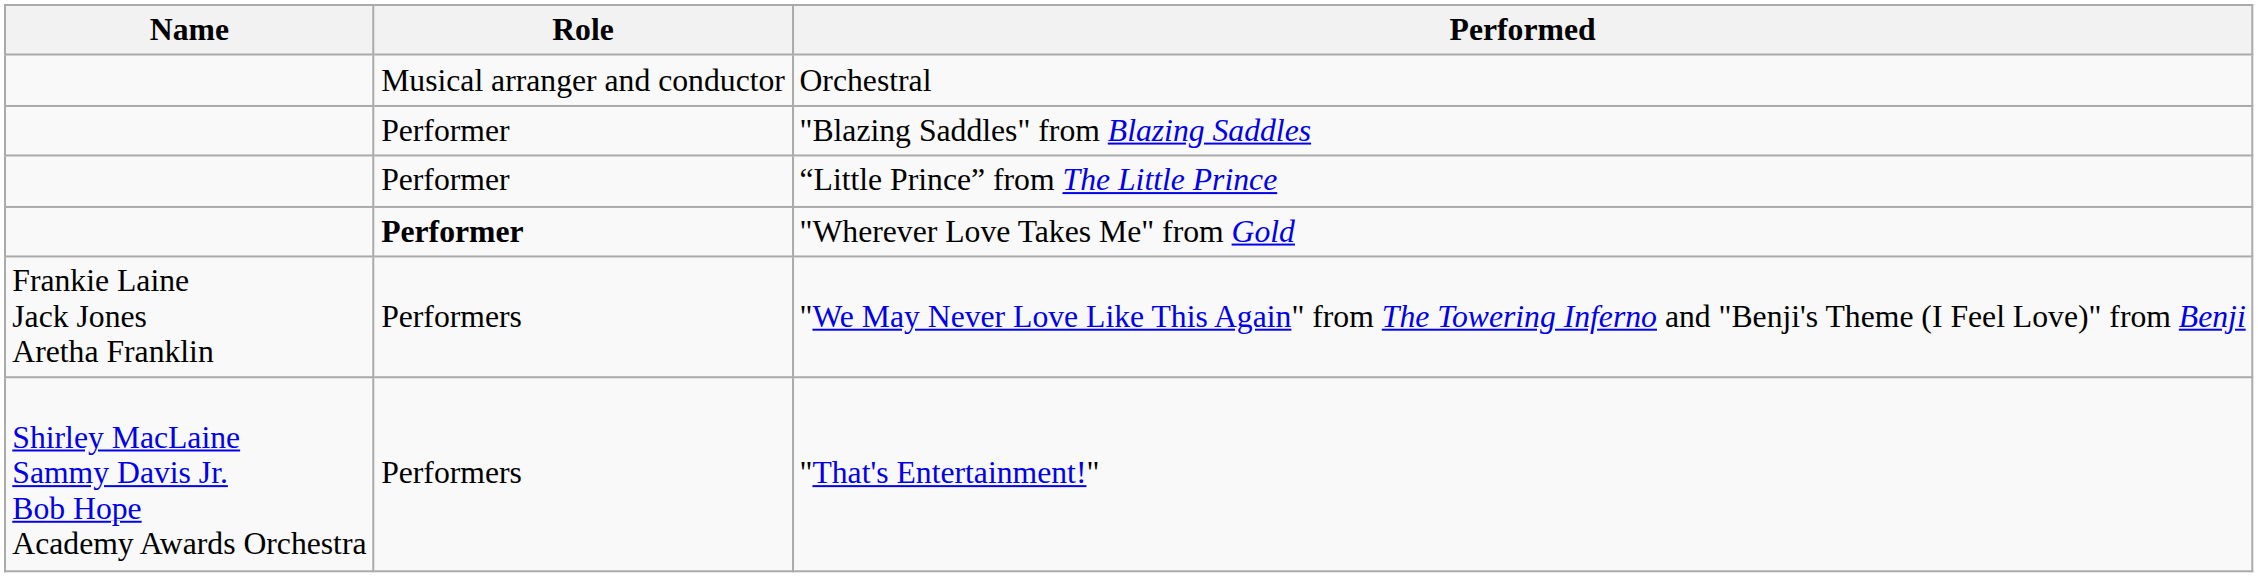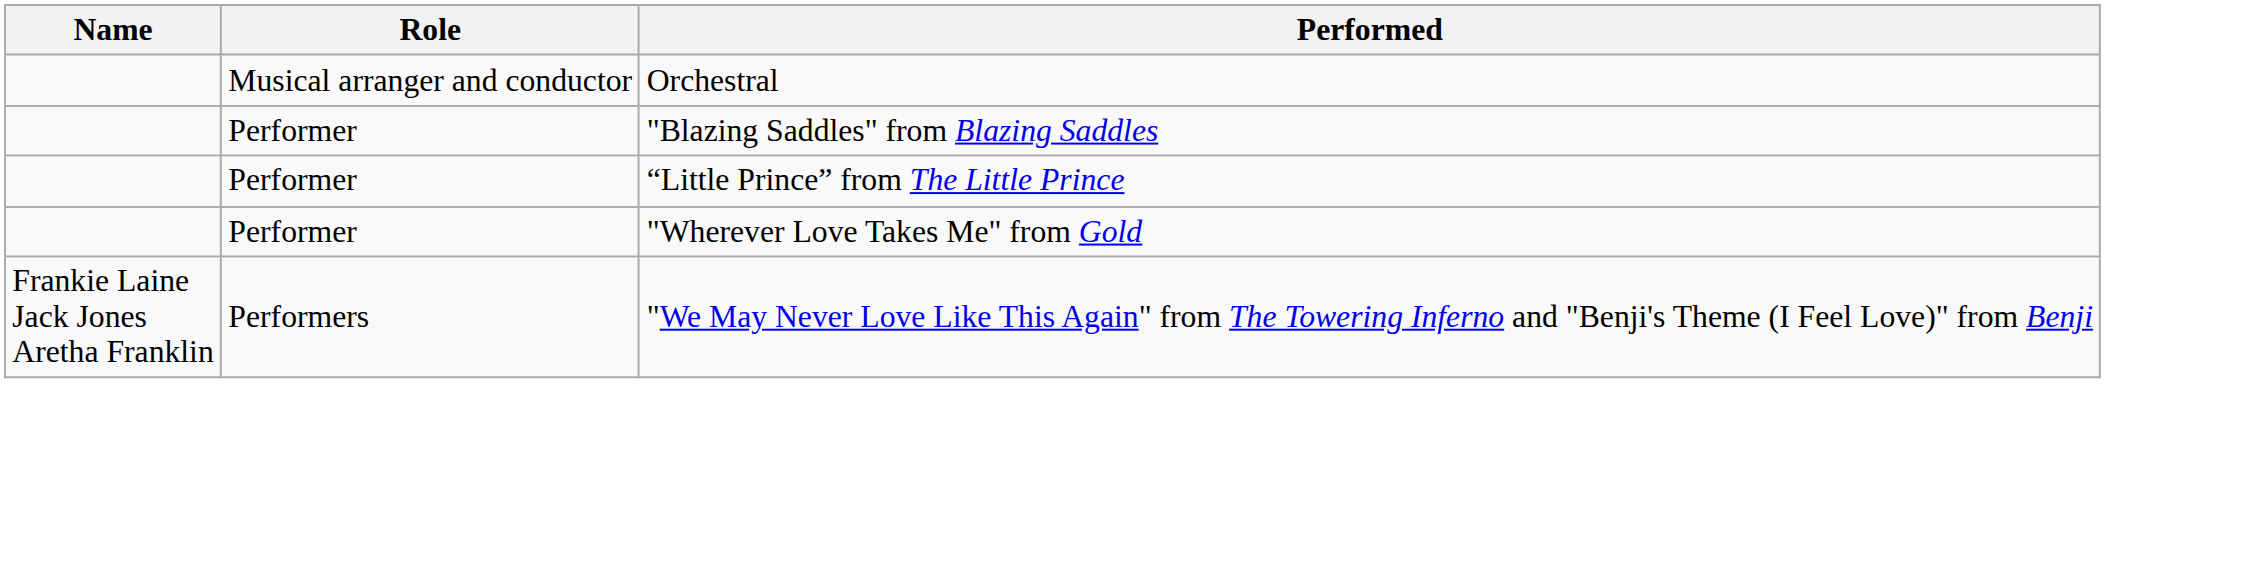(452, 230) bold -> (293, 230) normal
- row: (949, 473)
